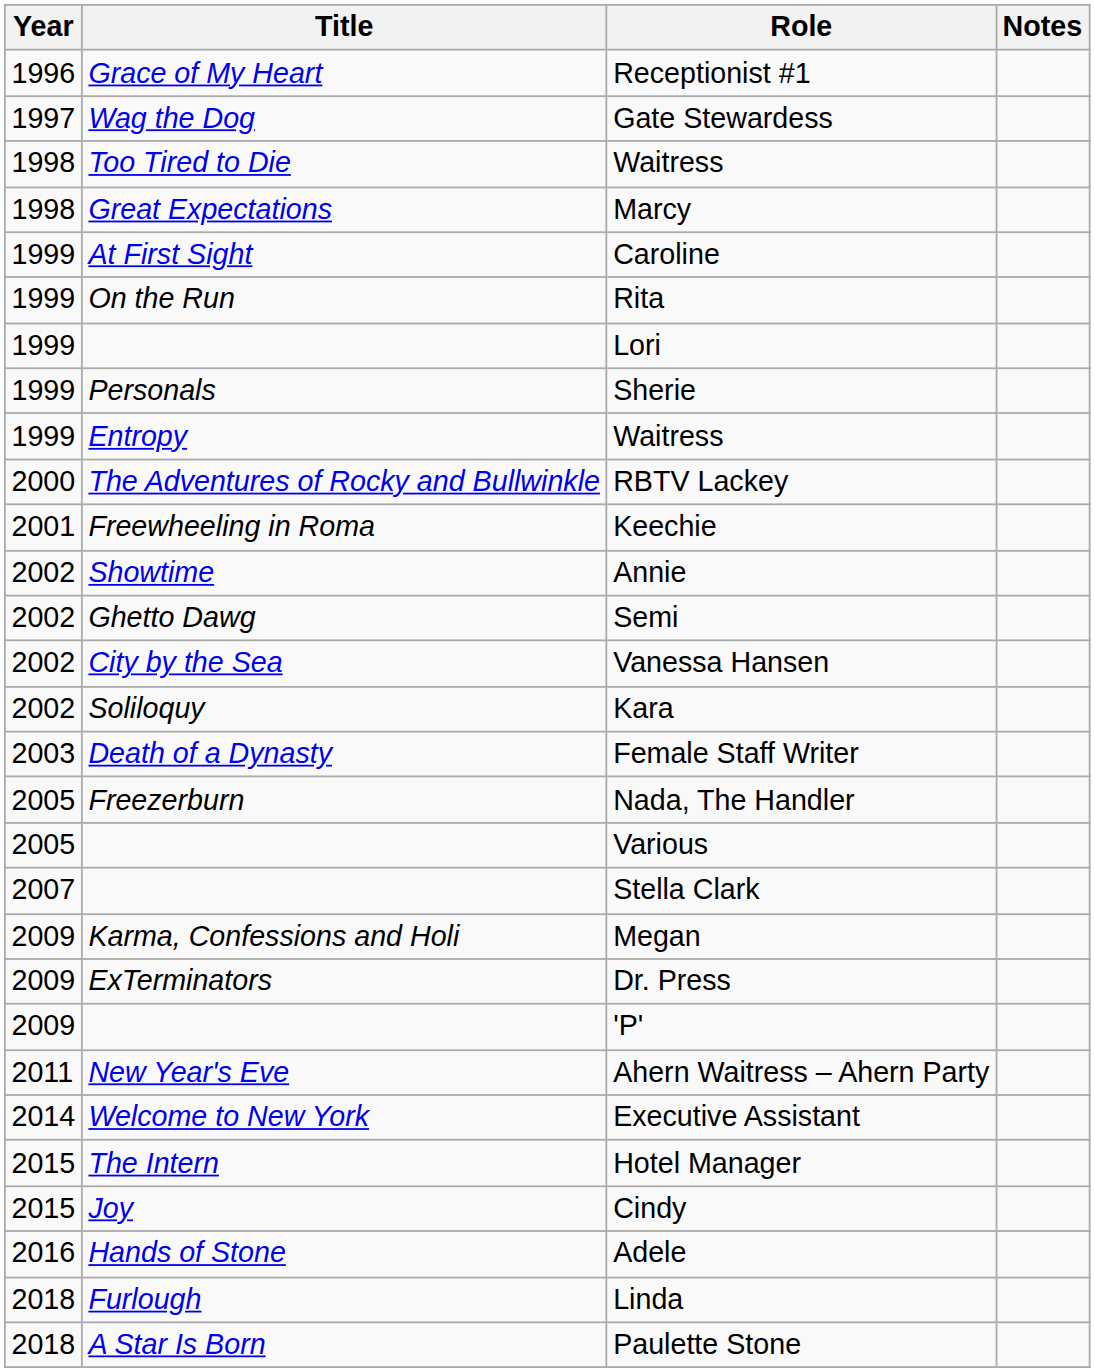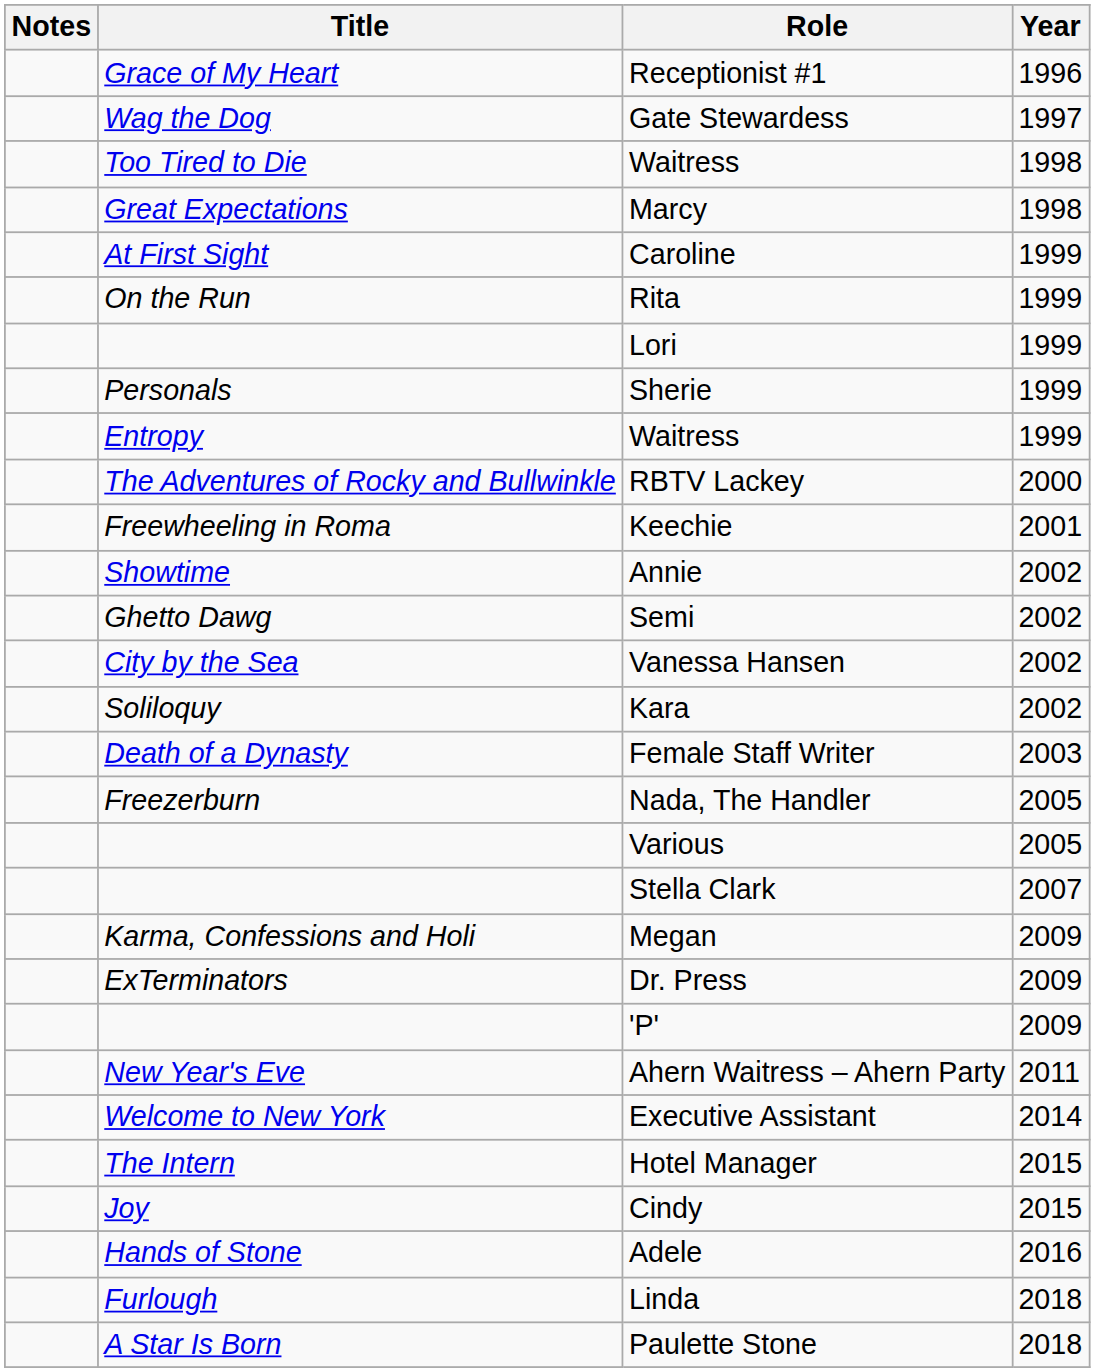columns swapped: (43, 27) <-> (1042, 27)
